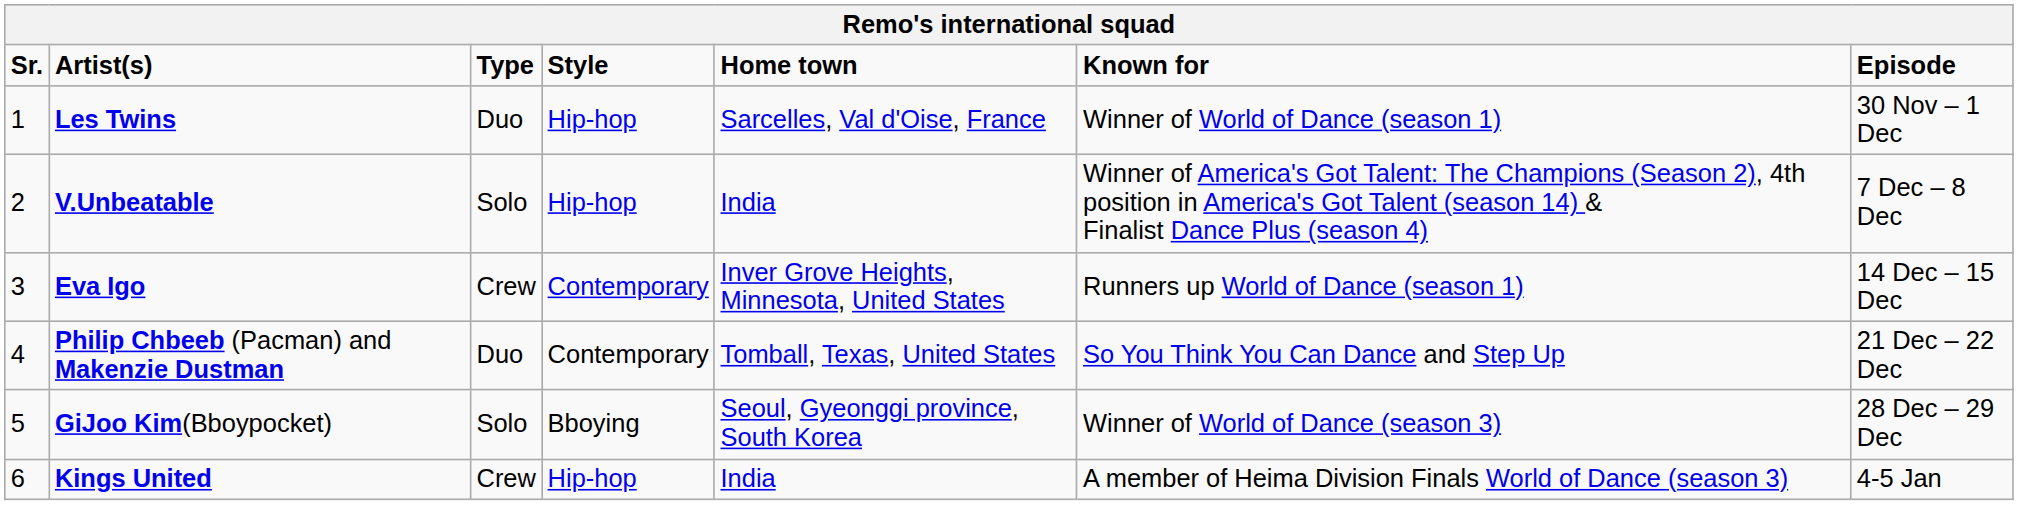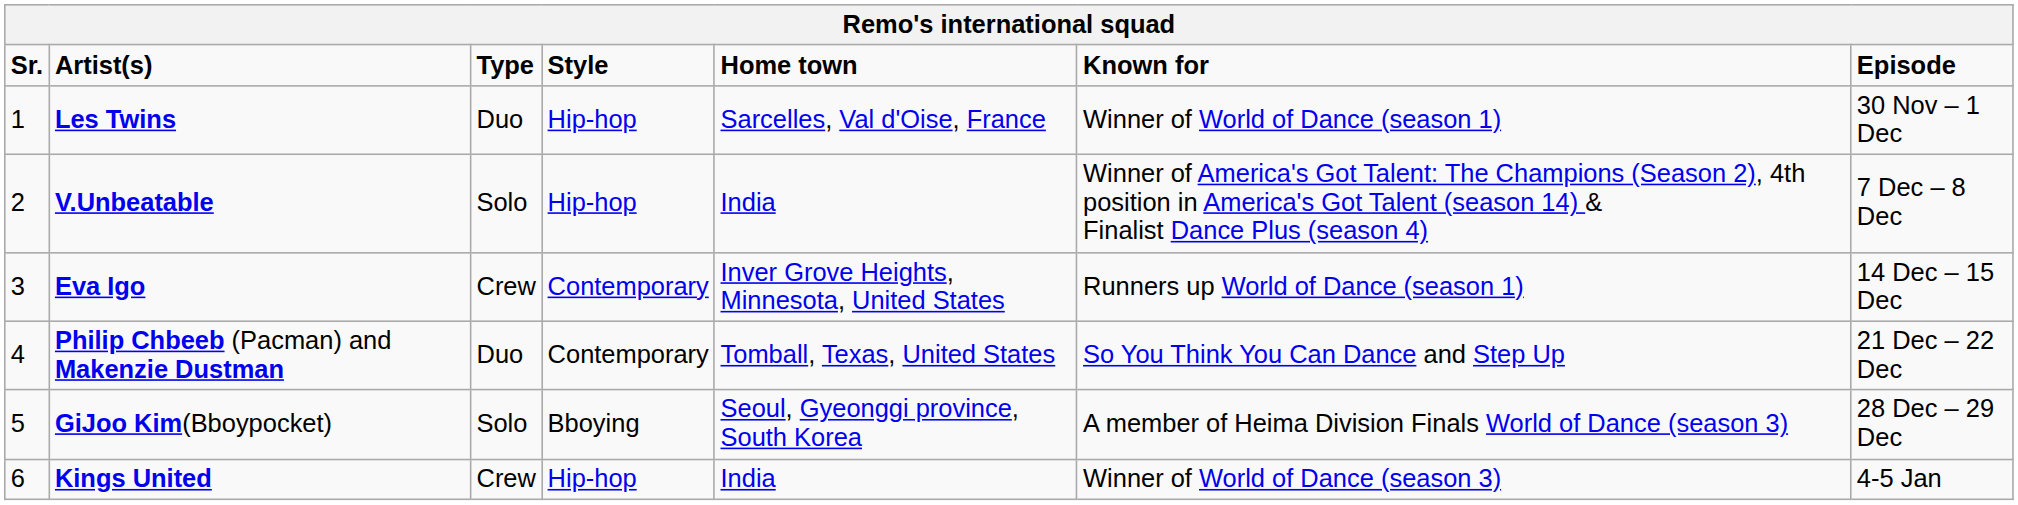(1292, 424) Winner of World of Dance (season 3) -> (1436, 424) A member of Heima Division Finals World of Dance (season 3)
(1436, 478) A member of Heima Division Finals World of Dance (season 3) -> (1292, 478) Winner of World of Dance (season 3)
